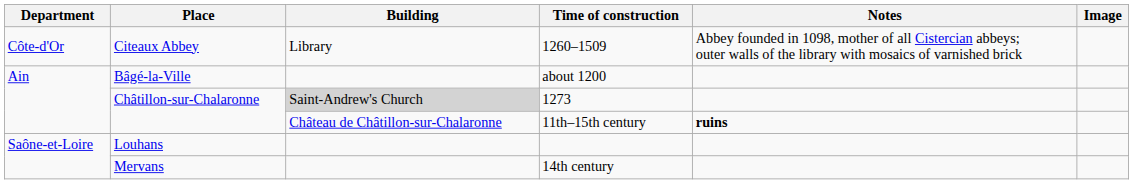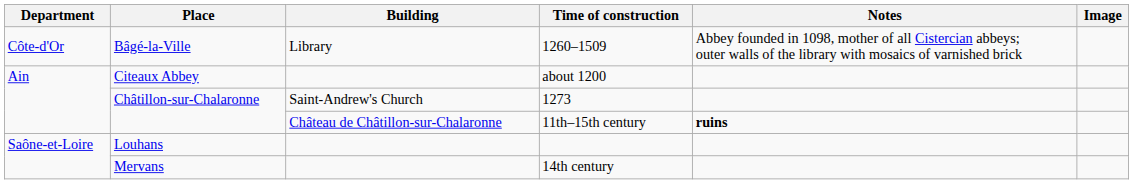(156, 46) Citeaux Abbey -> (152, 46) Bâgé-la-Ville
(152, 76) Bâgé-la-Ville -> (156, 76) Citeaux Abbey
(356, 99) lightgrey background -> (356, 99) no background
